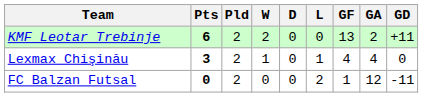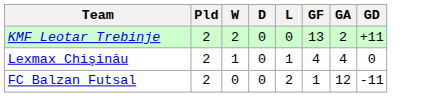- column: (206, 15)
